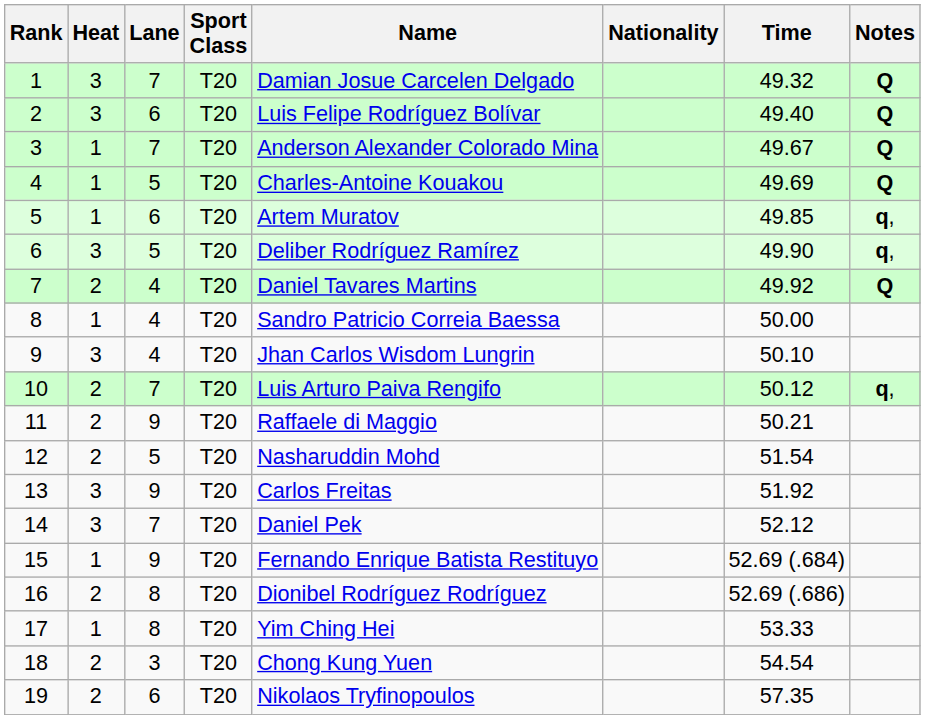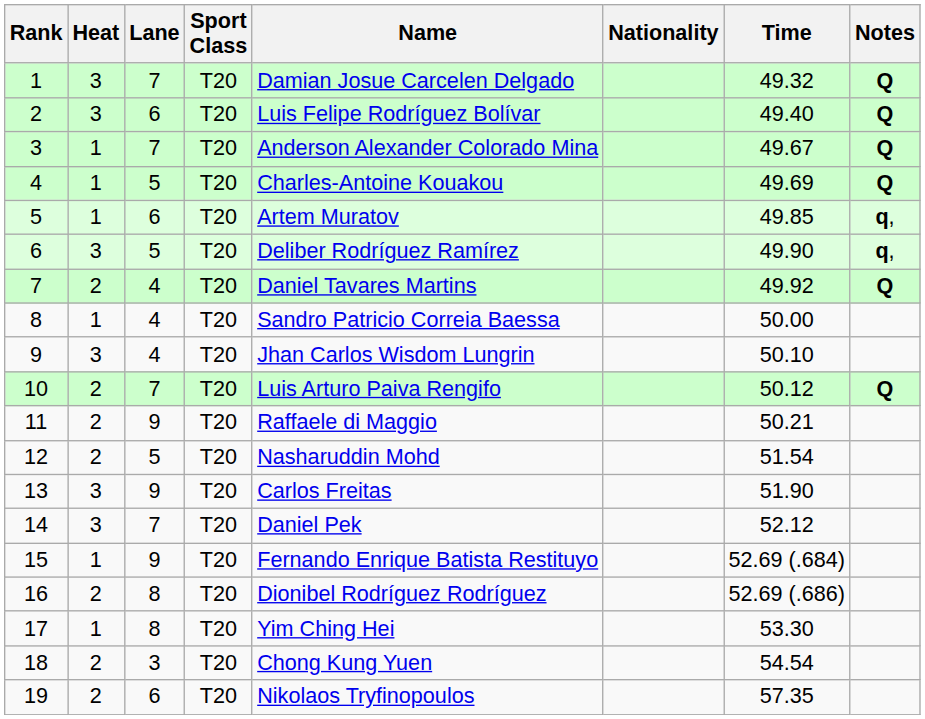(885, 388) q, -> (885, 388) Q
(787, 491) 51.92 -> (787, 491) 51.90
(787, 628) 53.33 -> (787, 628) 53.30
